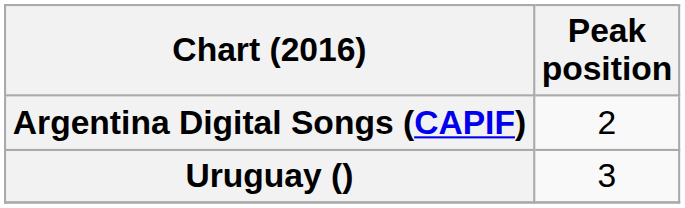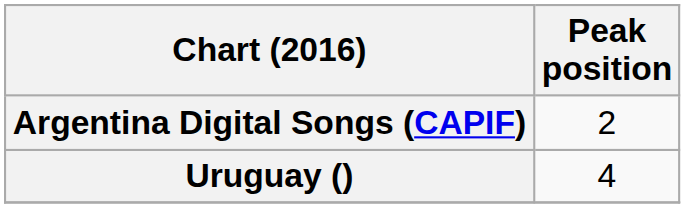(607, 175) 3 -> (607, 175) 4
